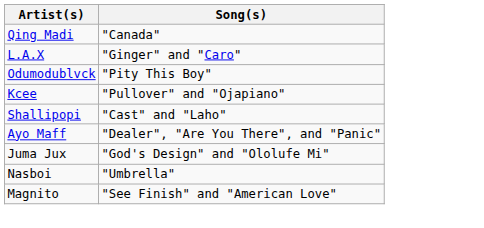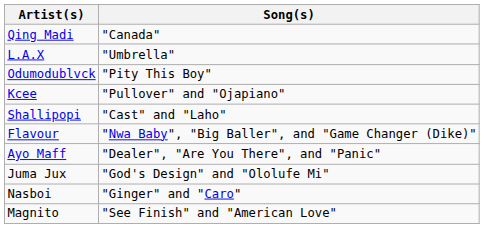(171, 54) "Ginger" and "Caro" -> (138, 54) "Umbrella"
+ row: (33, 134)
(138, 174) "Umbrella" -> (171, 194) "Ginger" and "Caro"
